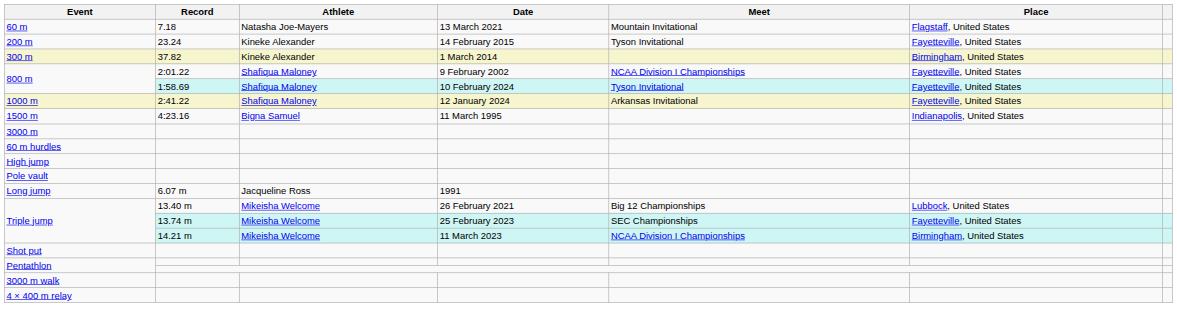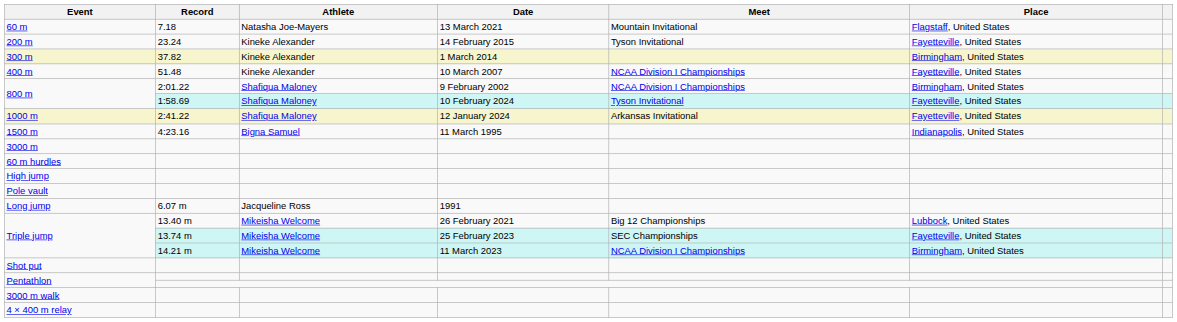+ row: (20, 72)
(966, 72) Fayetteville, United States -> (968, 87) Birmingham, United States
